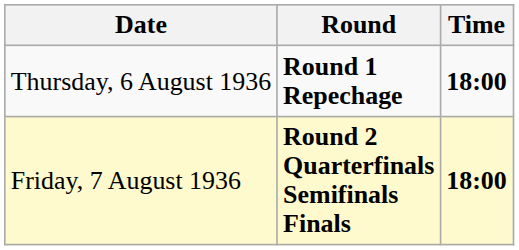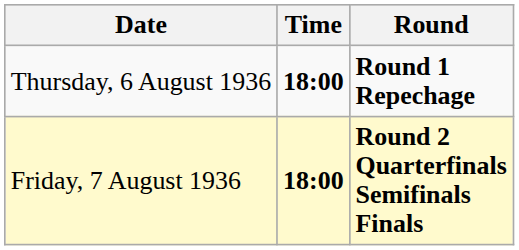columns swapped: (476, 25) <-> (359, 25)
